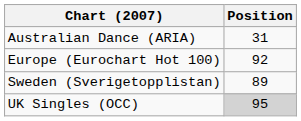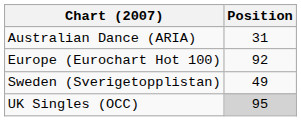(260, 82) 89 -> (260, 82) 49
